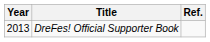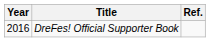(18, 28) 2013 -> (18, 28) 2016
